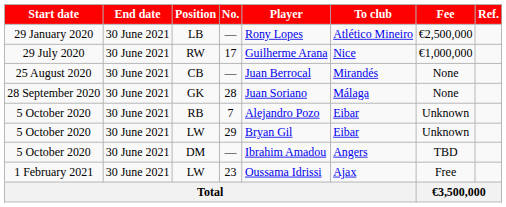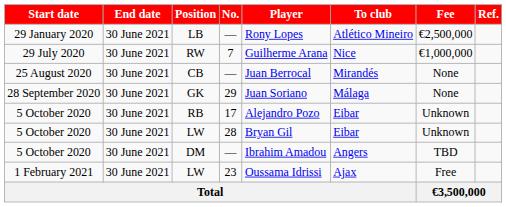(231, 54) 17 -> (231, 54) 7
(231, 93) 28 -> (231, 93) 29
(231, 113) 7 -> (231, 113) 17
(231, 133) 29 -> (231, 133) 28
